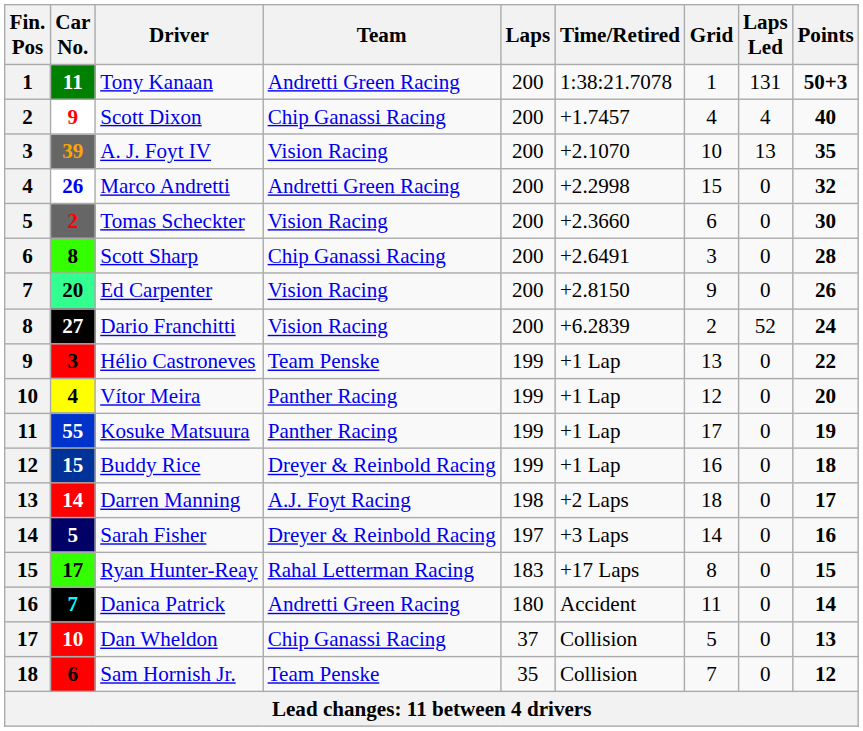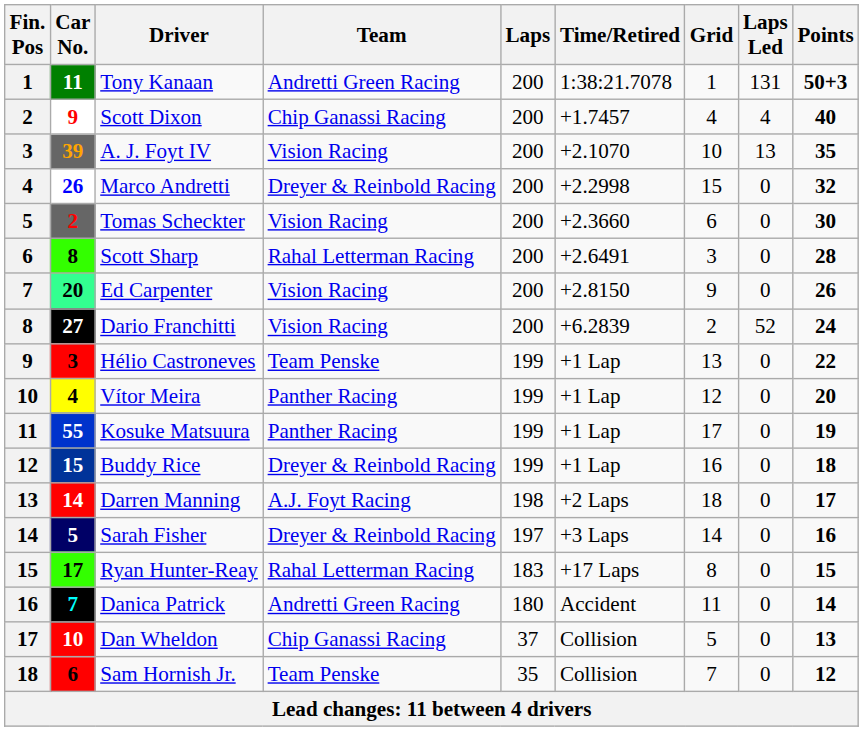(364, 186) Andretti Green Racing -> (382, 186) Dreyer & Reinbold Racing
(357, 256) Chip Ganassi Racing -> (371, 256) Rahal Letterman Racing
